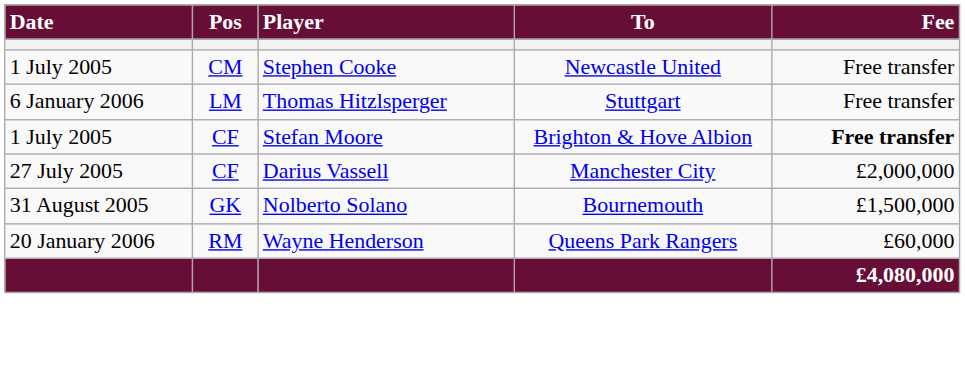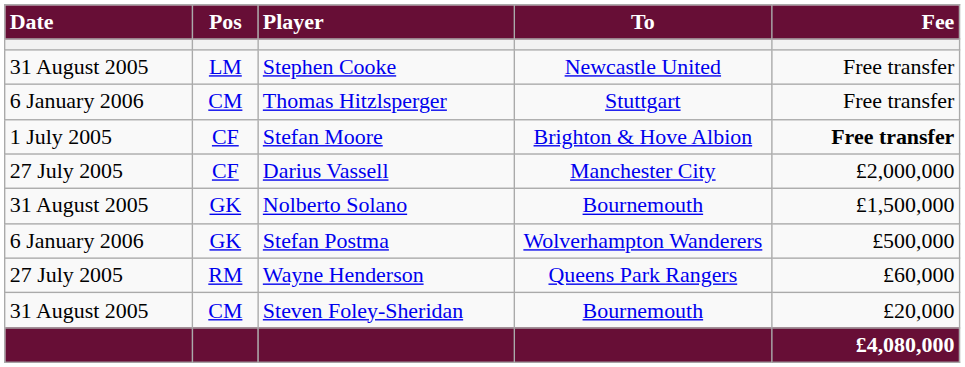(61, 66) 1 July 2005 -> (79, 66) 31 August 2005
(225, 66) CM -> (225, 66) LM
(225, 101) LM -> (225, 101) CM
+ row: (326, 240)
(82, 240) 20 January 2006 -> (66, 275) 27 July 2005
+ row: (363, 310)
